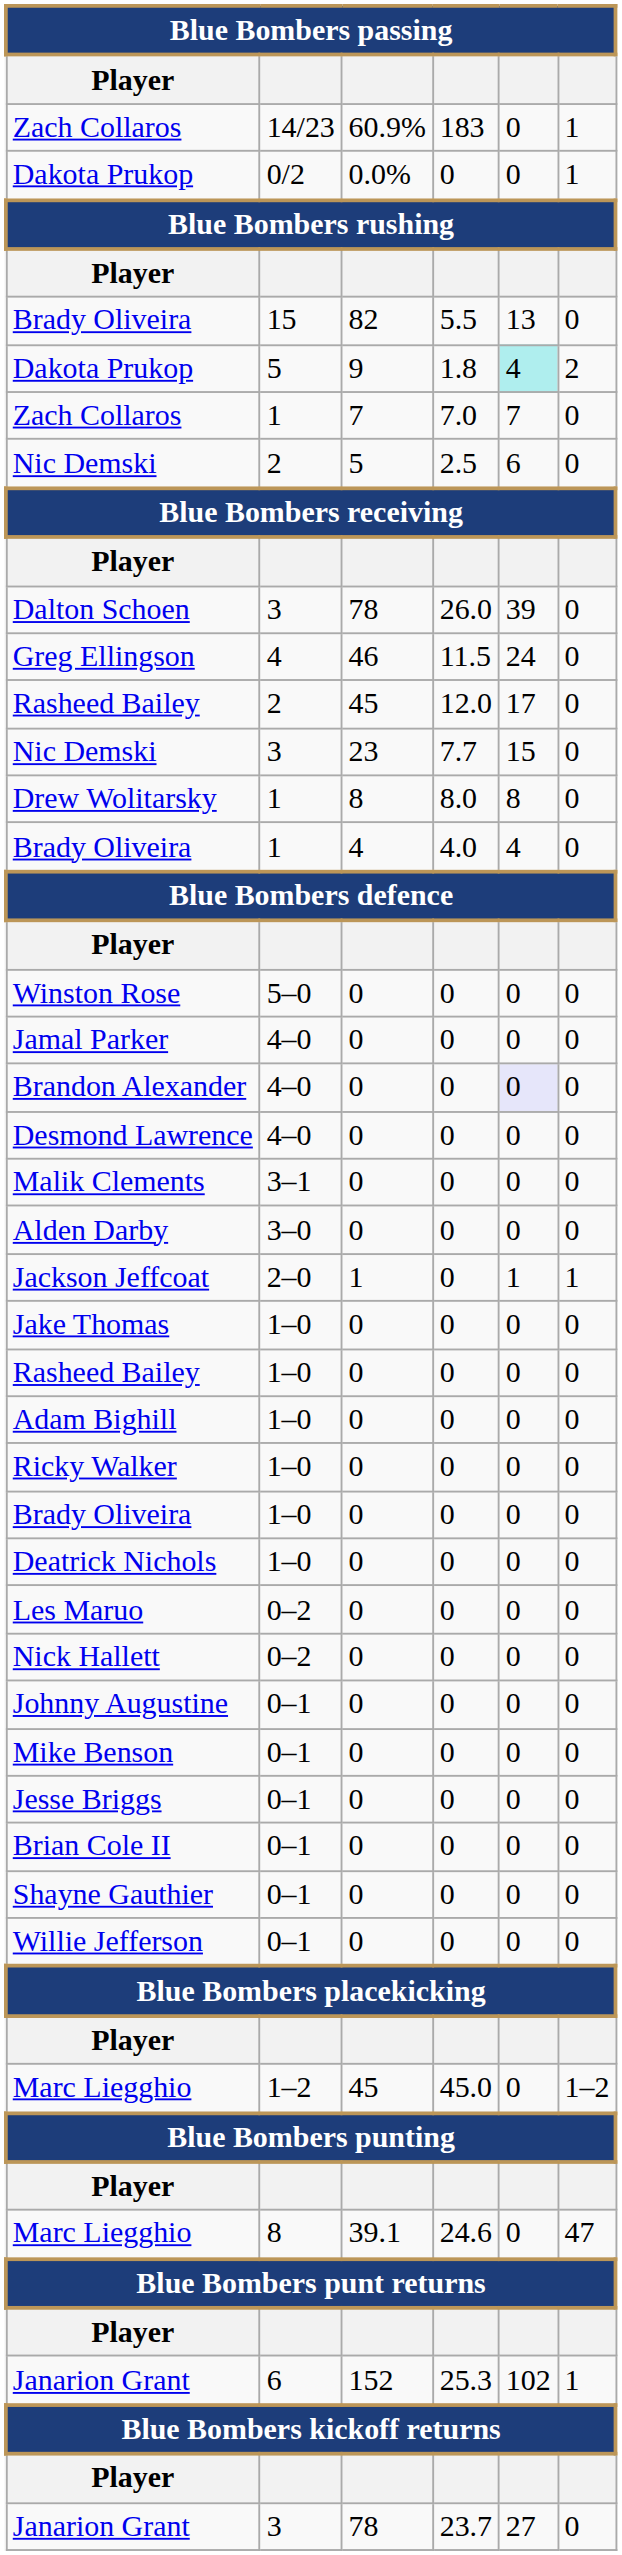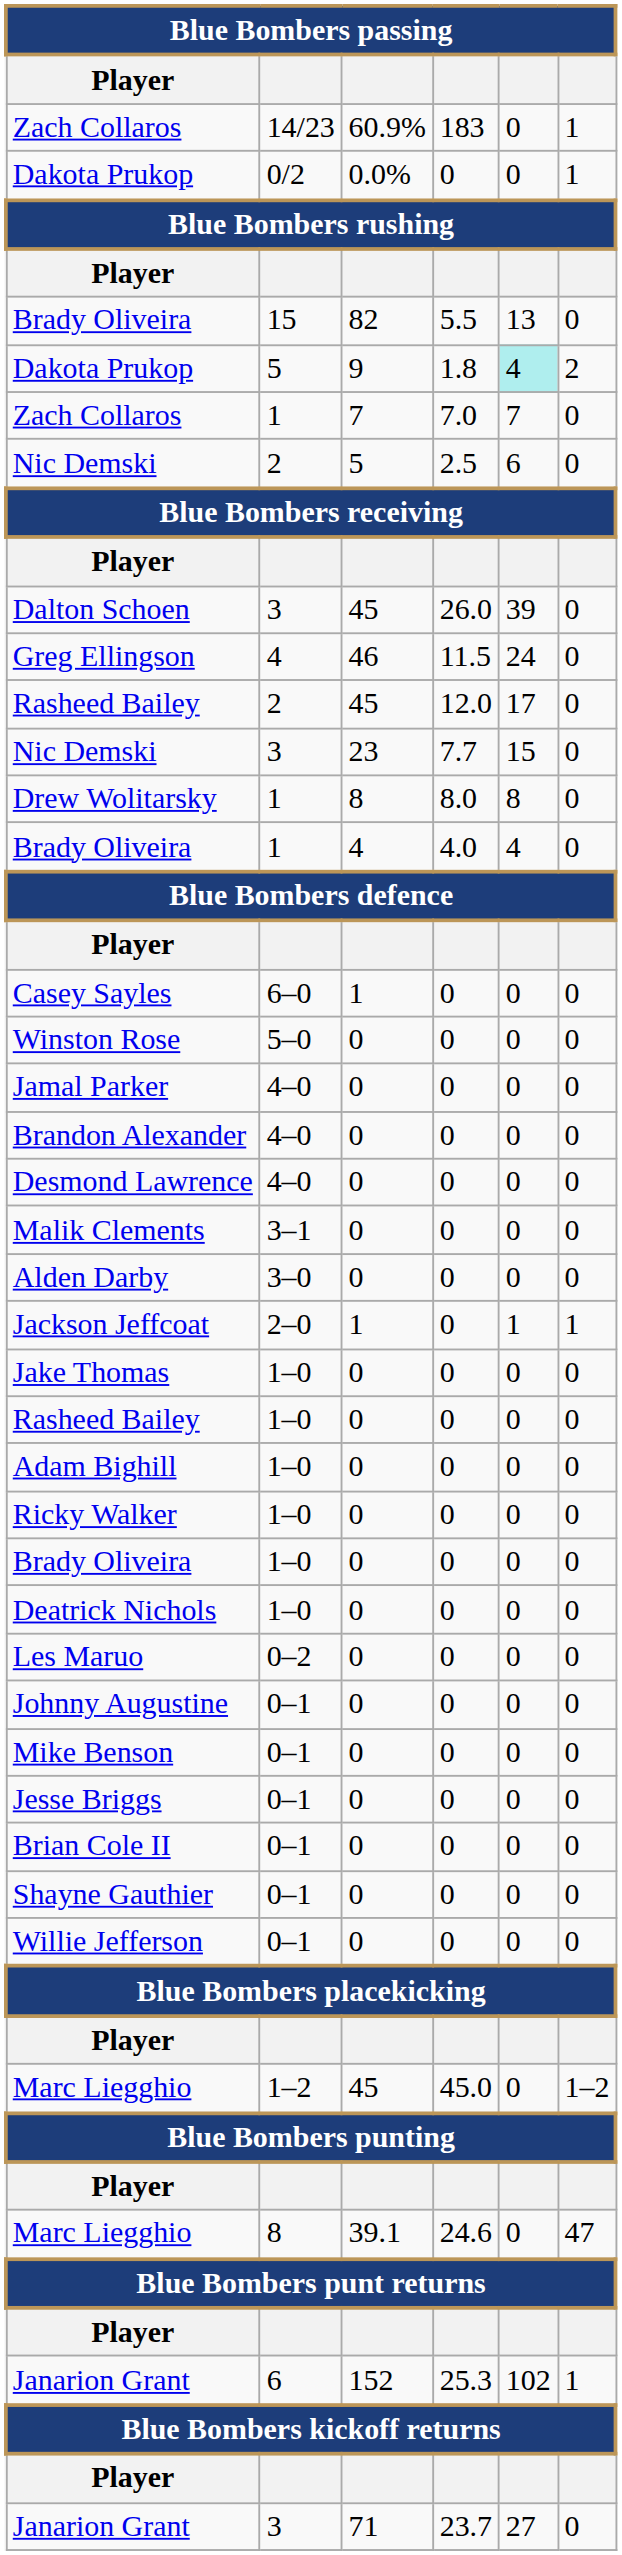(364, 608) 78 -> (364, 608) 45
+ row: (92, 992)
(513, 1087) lavender background -> (513, 1134) no background
- row: (86, 1656)
(364, 2525) 78 -> (364, 2525) 71
